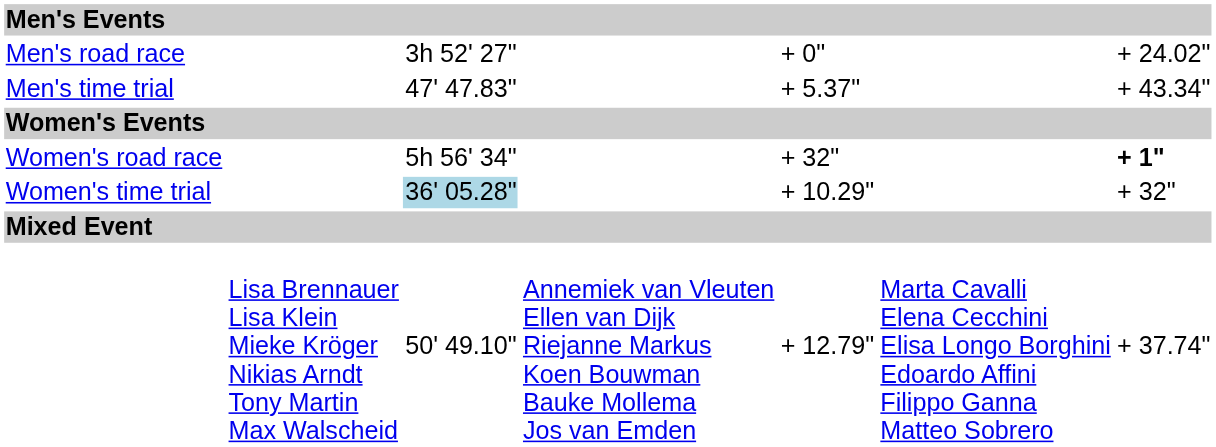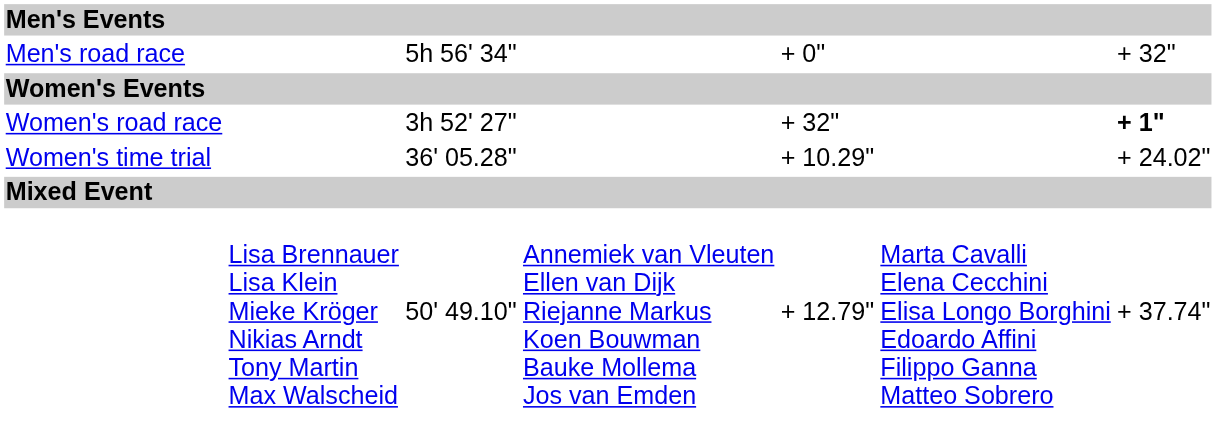(461, 54) 3h 52' 27" -> (461, 54) 5h 56' 34"
(1164, 54) + 24.02" -> (1146, 54) + 32"
- row: (90, 88)
(461, 157) 5h 56' 34" -> (461, 123) 3h 52' 27"
(461, 192) lightblue background -> (461, 157) no background
(1146, 192) + 32" -> (1164, 157) + 24.02"
